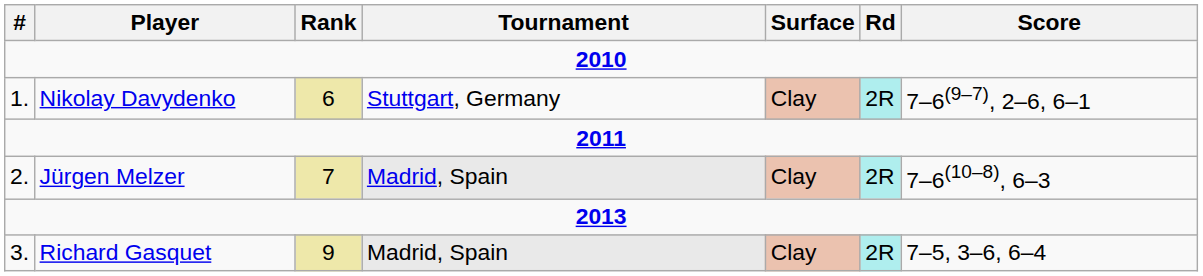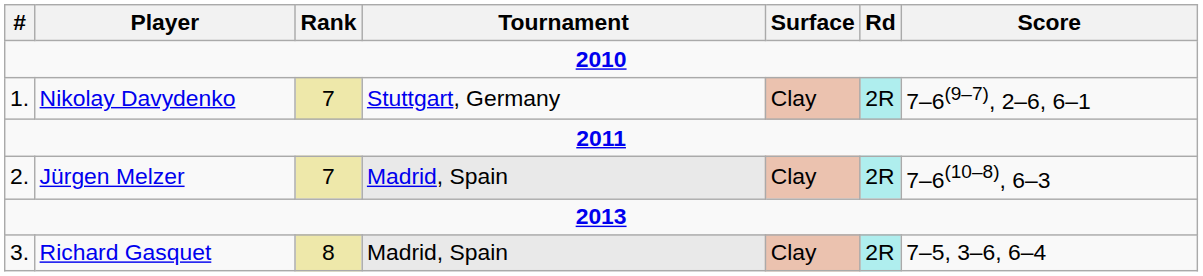(328, 98) 6 -> (328, 98) 7
(328, 252) 9 -> (328, 252) 8
